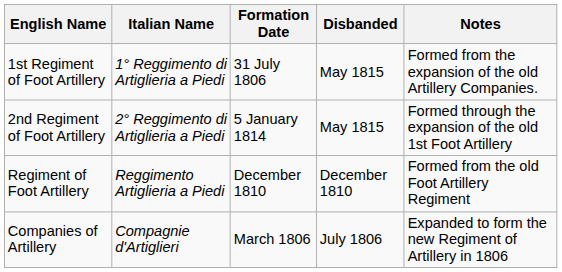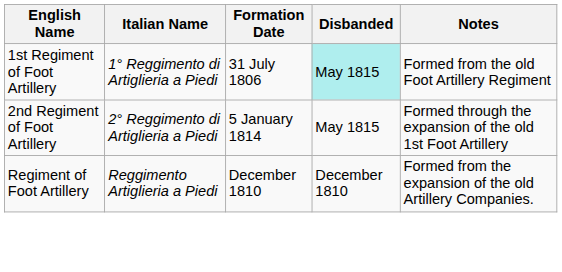(352, 71) no background -> (347, 71) paleturquoise background
(473, 71) Formed from the expansion of the old Artillery Companies. -> (477, 71) Formed from the old Foot Artillery Regiment
(473, 183) Formed from the old Foot Artillery Regiment -> (469, 183) Formed from the expansion of the old Artillery Companies.
- row: (53, 239)
